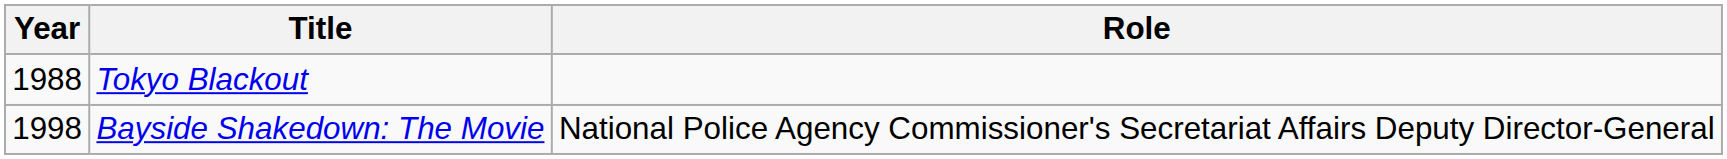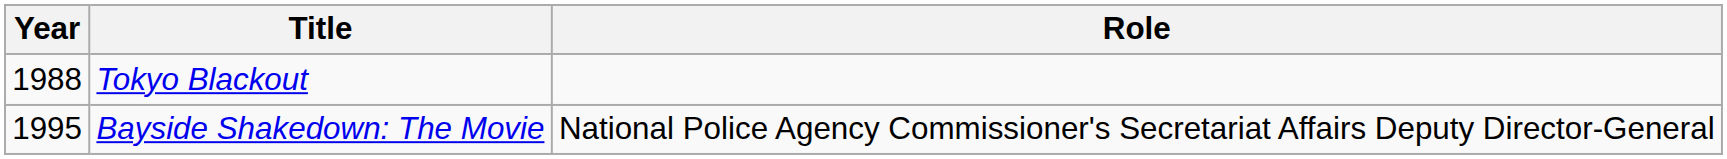(47, 128) 1998 -> (47, 128) 1995
